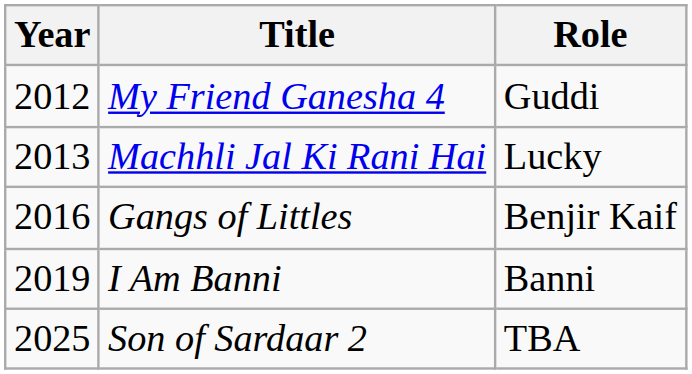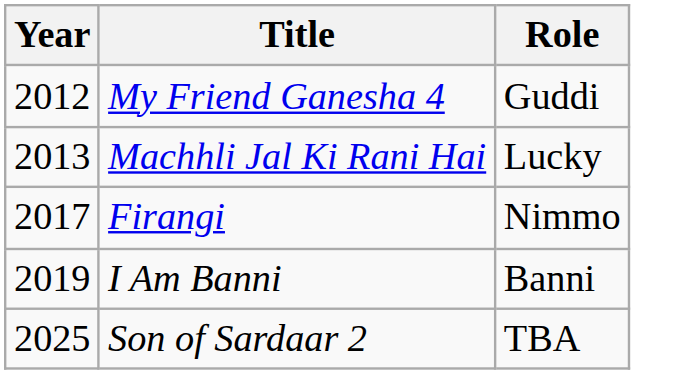- row: (230, 216)
+ row: (167, 216)
